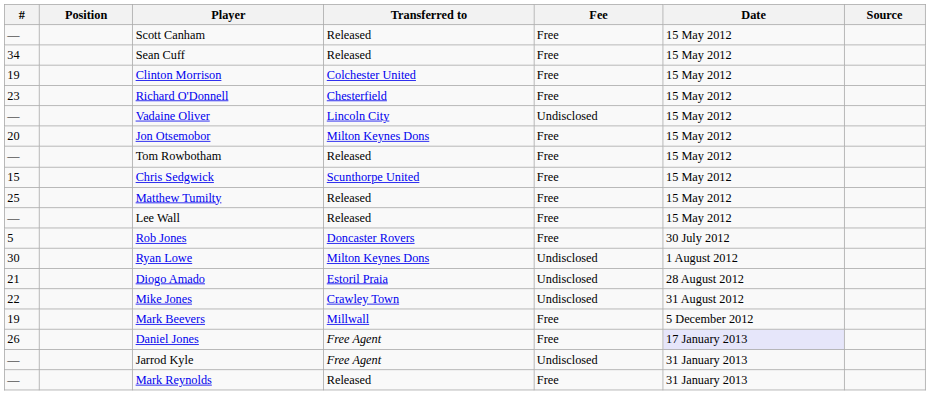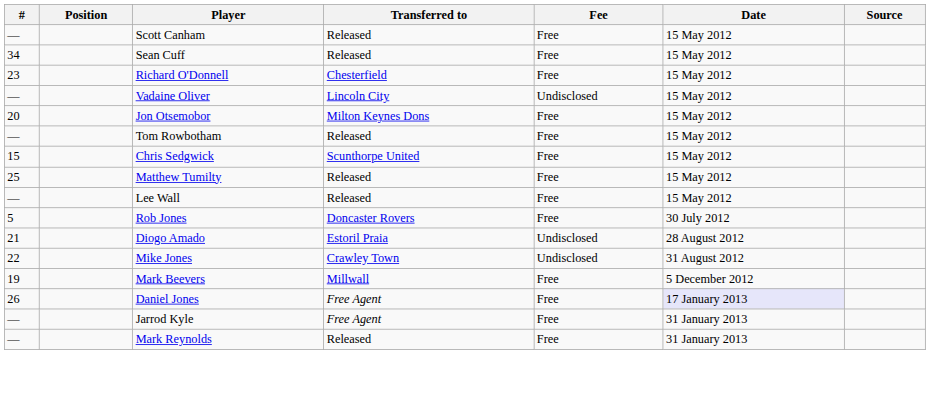- row: (179, 75)
- row: (164, 258)
(567, 359) Undisclosed -> (548, 319) Free
